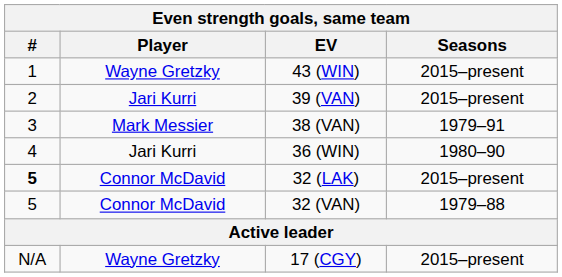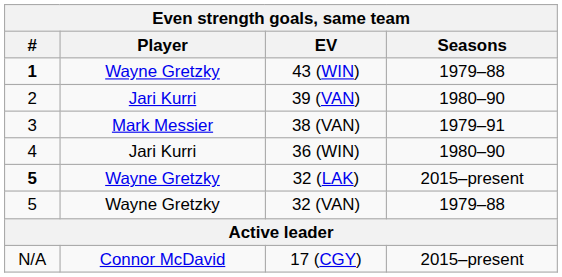(32, 72) normal -> (32, 72) bold
(472, 72) 2015–present -> (472, 72) 1979–88
(472, 98) 2015–present -> (472, 98) 1980–90
(163, 178) Connor McDavid -> (163, 178) Wayne Gretzky
(163, 205) Connor McDavid -> (163, 205) Wayne Gretzky
(163, 258) Wayne Gretzky -> (163, 258) Connor McDavid
